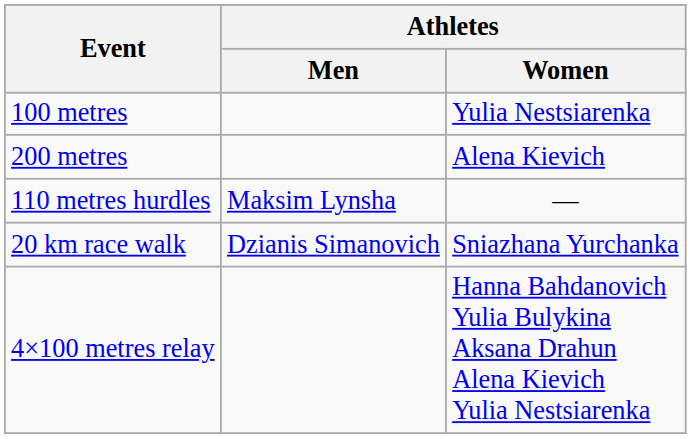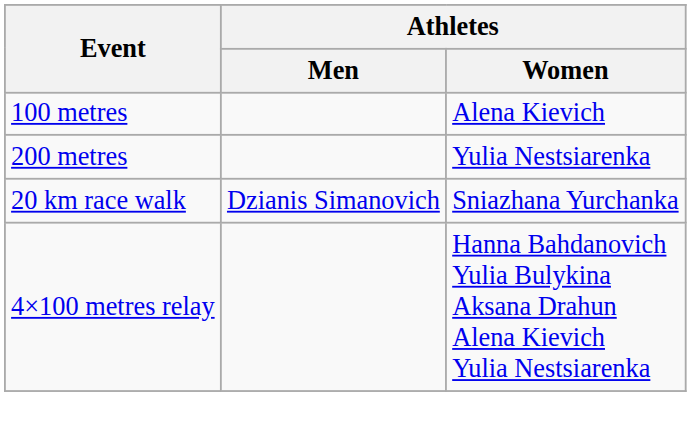(551, 113) Yulia Nestsiarenka -> (529, 113) Alena Kievich
(529, 157) Alena Kievich -> (551, 157) Yulia Nestsiarenka
- row: (111, 200)
